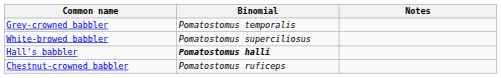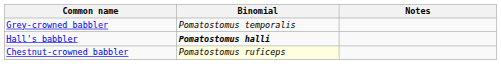- row: (57, 39)
(232, 66) no background -> (232, 53) lightyellow background
